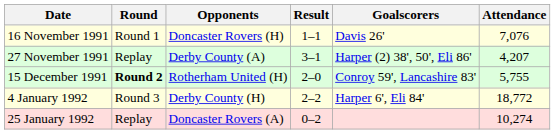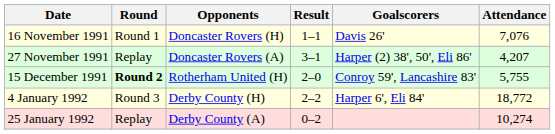(217, 56) Derby County (A) -> (226, 56) Doncaster Rovers (A)
(226, 118) Doncaster Rovers (A) -> (217, 118) Derby County (A)
